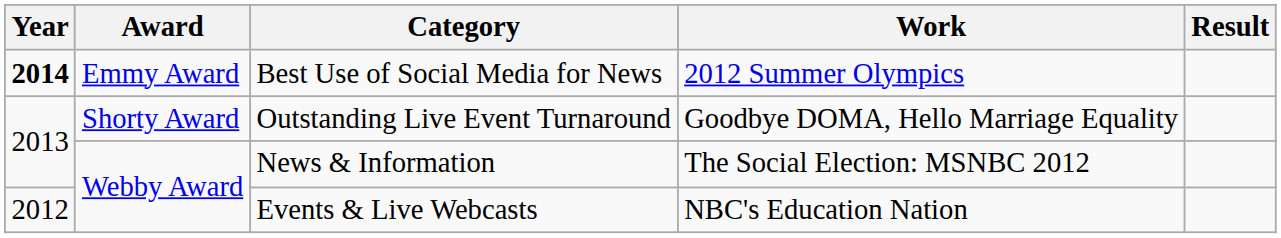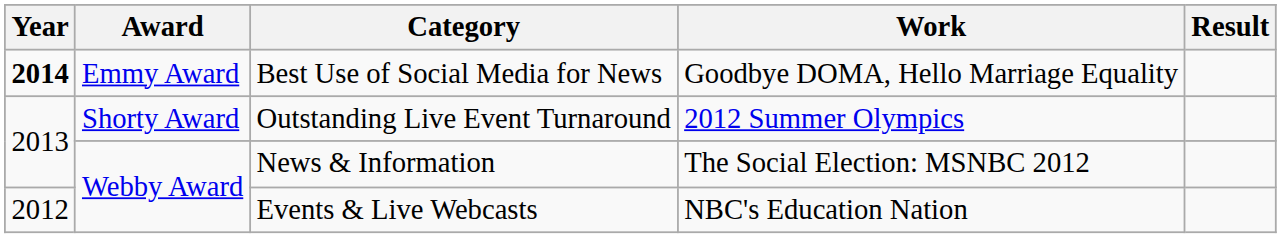(824, 72) 2012 Summer Olympics -> (931, 72) Goodbye DOMA, Hello Marriage Equality
(931, 118) Goodbye DOMA, Hello Marriage Equality -> (824, 118) 2012 Summer Olympics
